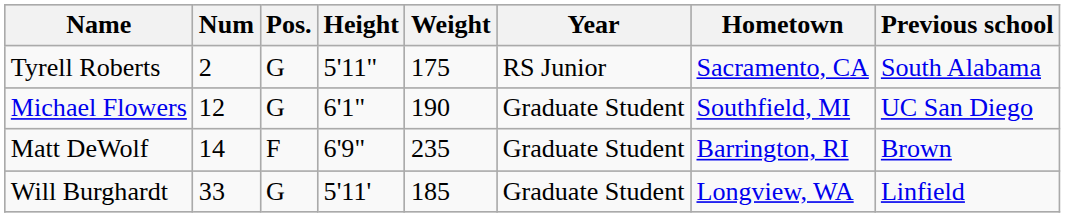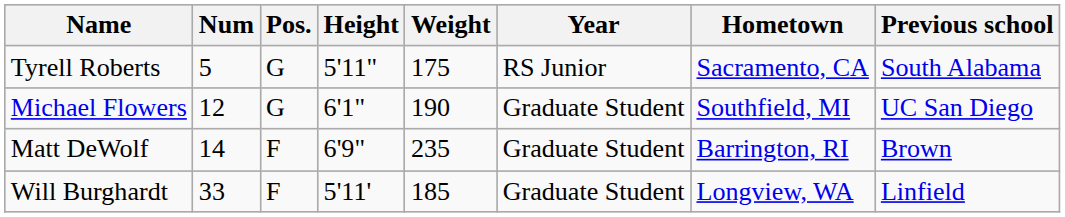(205, 66) 2 -> (205, 66) 5
(275, 190) G -> (273, 190) F
